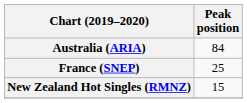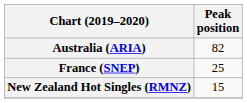(218, 48) 84 -> (218, 48) 82
